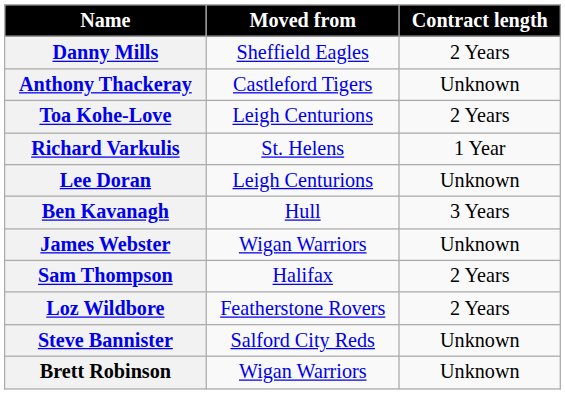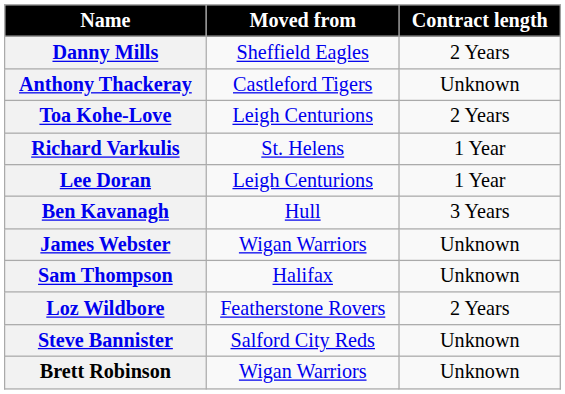(480, 180) Unknown -> (480, 180) 1 Year
(480, 276) 2 Years -> (480, 276) Unknown
